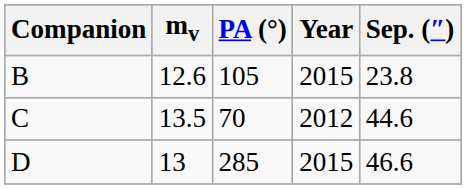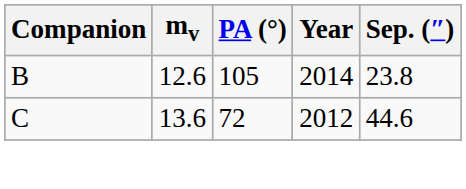(326, 75) 2015 -> (326, 75) 2014
(182, 118) 13.5 -> (182, 118) 13.6
(232, 118) 70 -> (232, 118) 72
- row: (21, 161)
